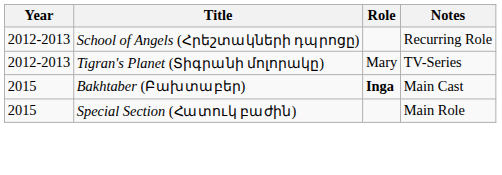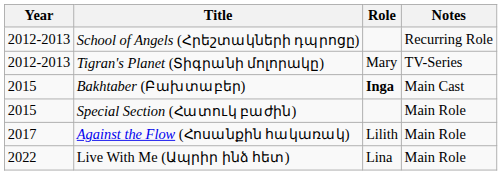+ row: (213, 134)
+ row: (183, 158)
